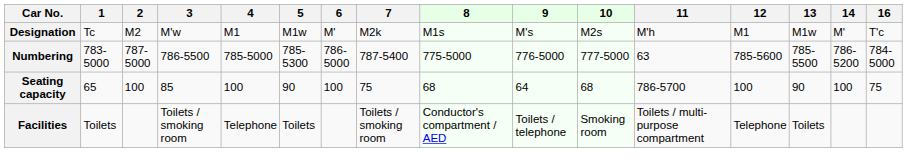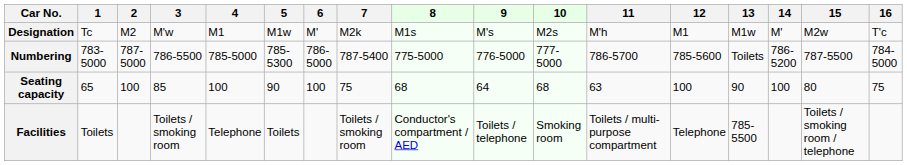+ column: (835, 13)
(643, 56) 63 -> (614, 56) 786-5700
(805, 56) 785-5500 -> (748, 56) Toilets
(661, 87) 786-5700 -> (596, 87) 63
(808, 125) Toilets -> (744, 132) 785-5500
